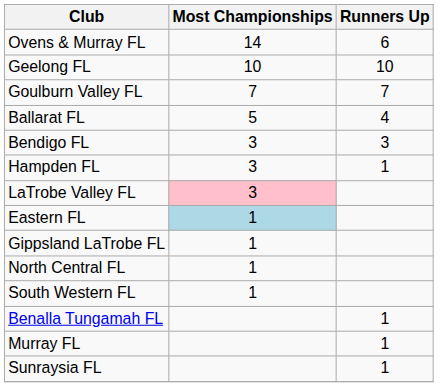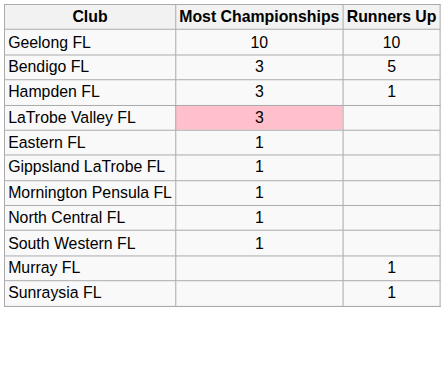- row: (77, 42)
- row: (75, 92)
- row: (46, 117)
(385, 142) 3 -> (392, 67) 5
(253, 218) lightblue background -> (259, 142) no background
+ row: (90, 192)
- row: (86, 318)
